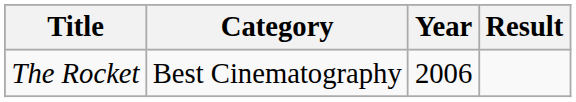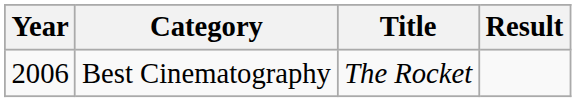columns swapped: (444, 27) <-> (76, 27)
